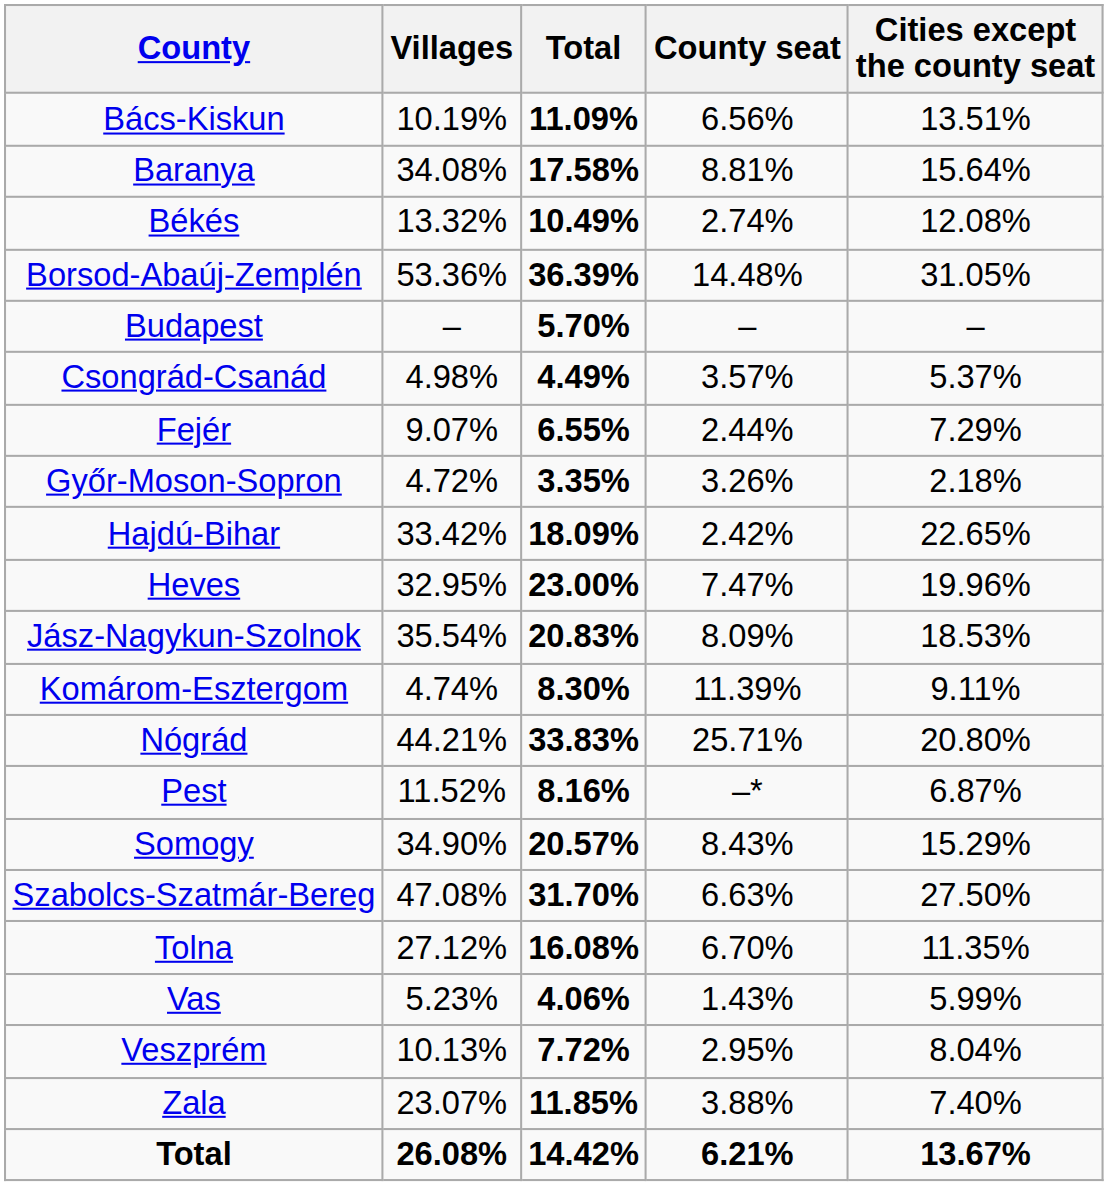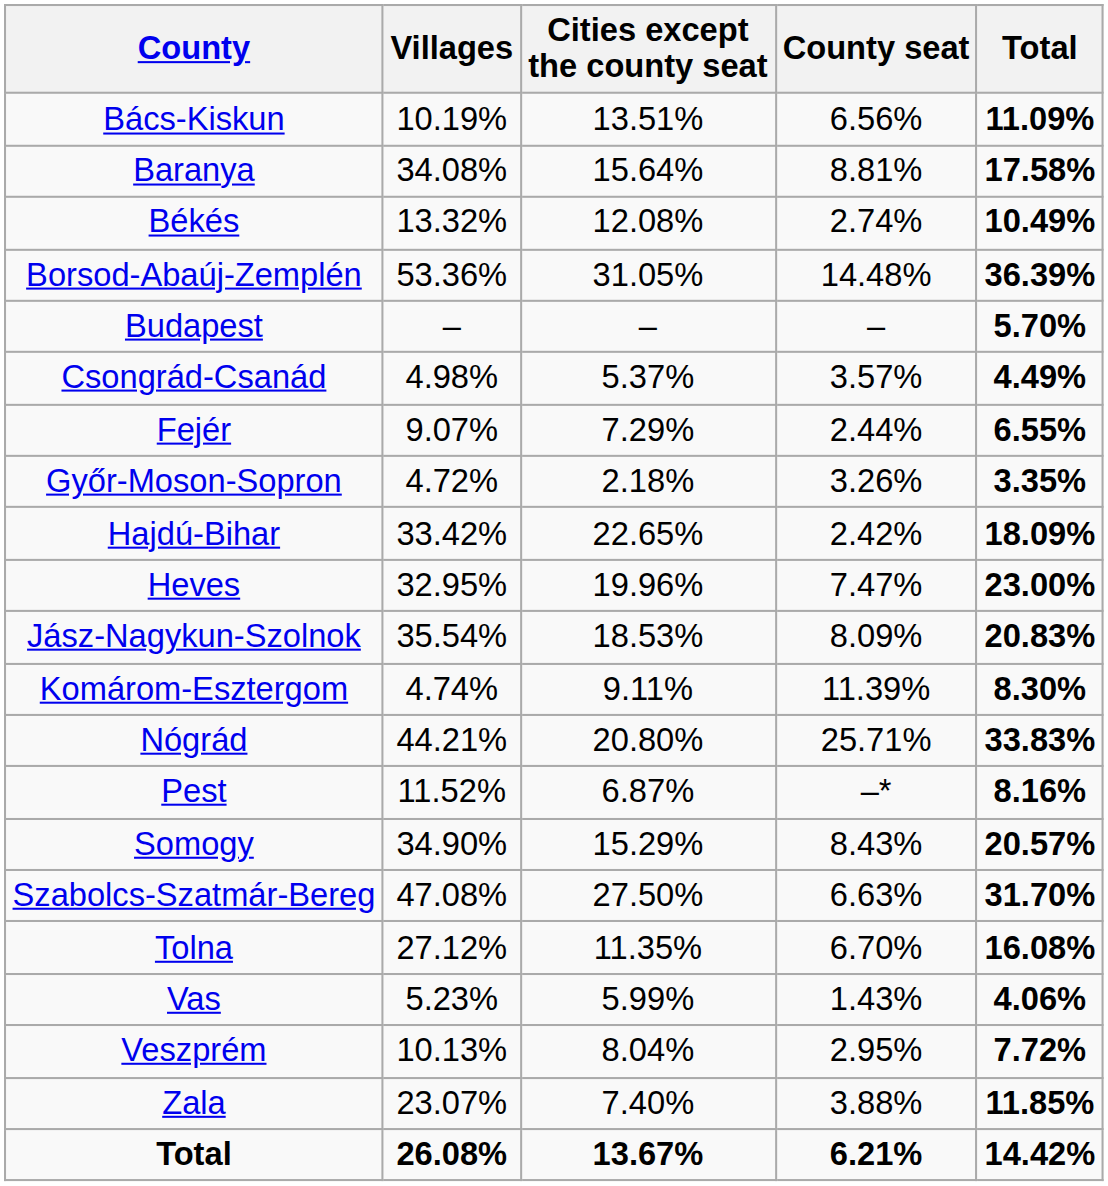columns swapped: (976, 48) <-> (584, 48)
